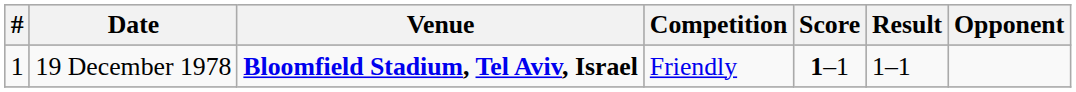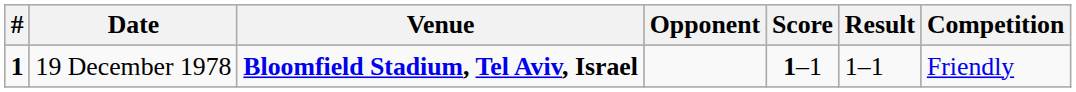columns swapped: (1009, 24) <-> (719, 24)
(17, 65) normal -> (17, 65) bold
